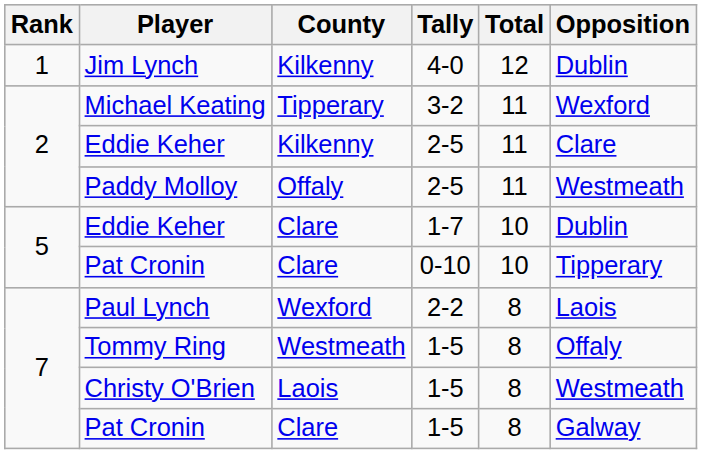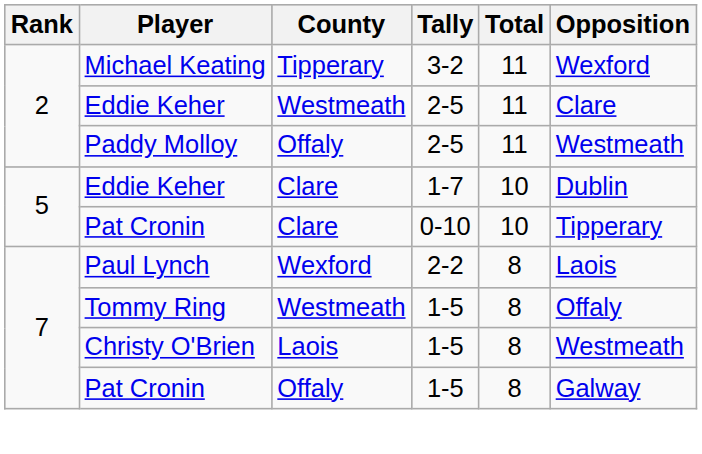- row: (141, 65)
(325, 145) Kilkenny -> (341, 105) Westmeath
(308, 428) Clare -> (310, 387) Offaly
